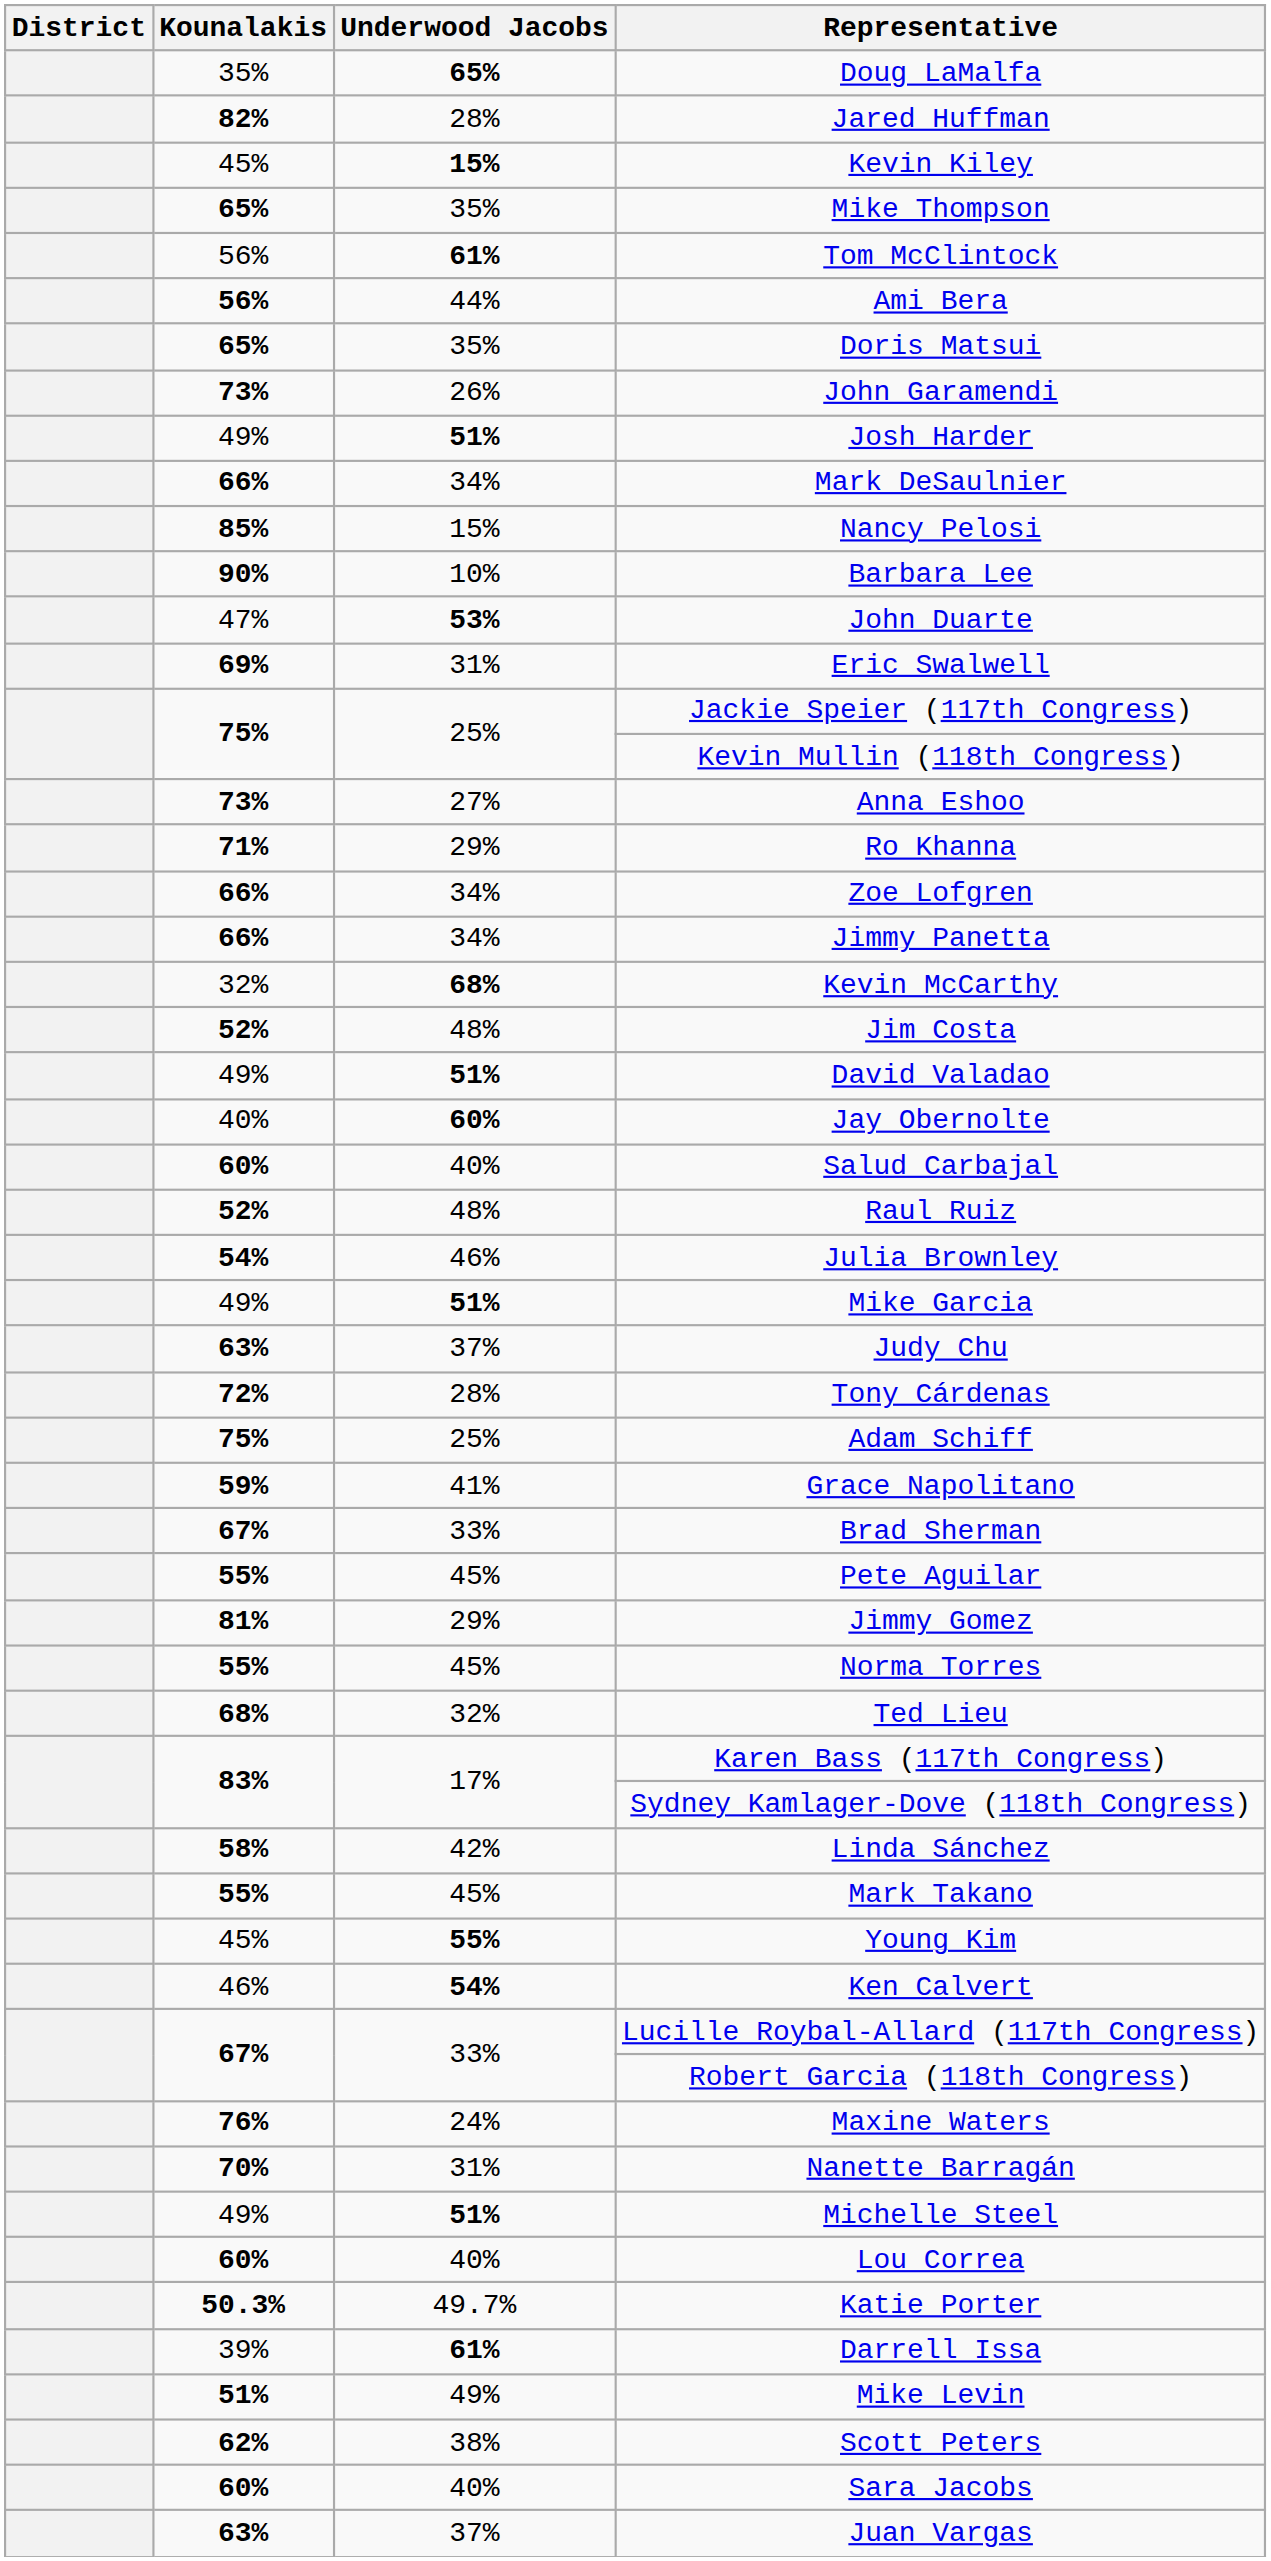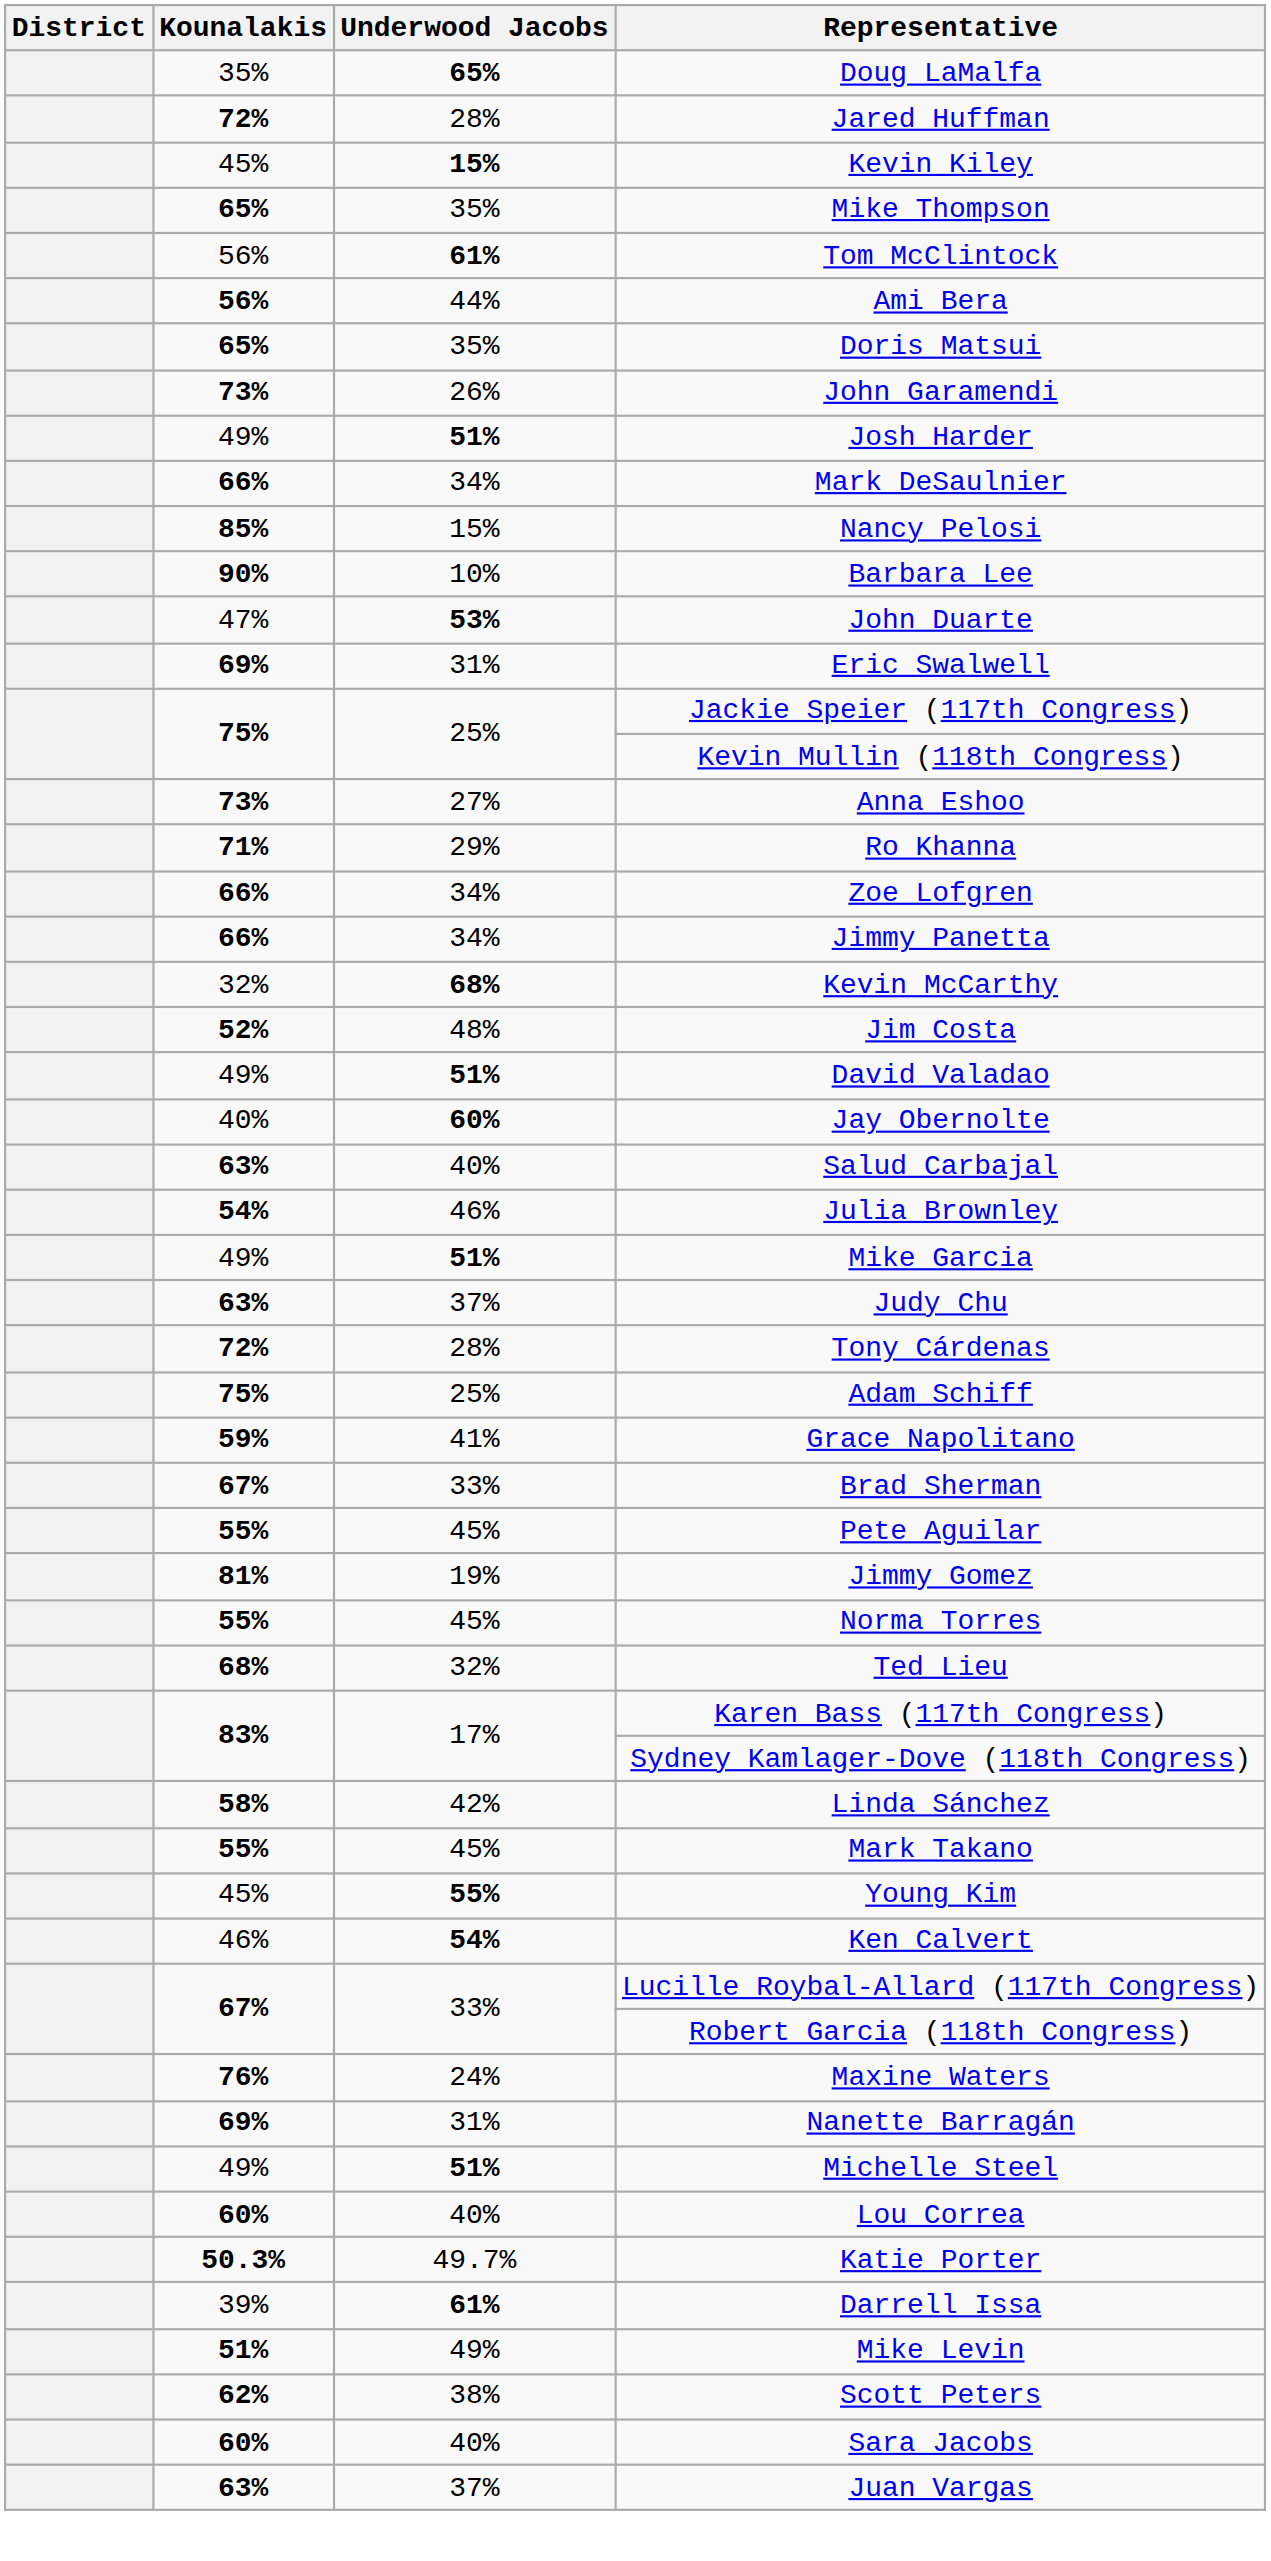(243, 119) 82% -> (243, 119) 72%
(243, 1167) 60% -> (243, 1167) 63%
- row: (941, 1212)
(474, 1622) 29% -> (474, 1577) 19%
(243, 2169) 70% -> (243, 2123) 69%
